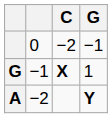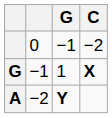columns swapped: (93, 17) <-> (66, 17)
